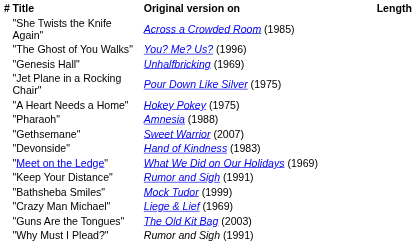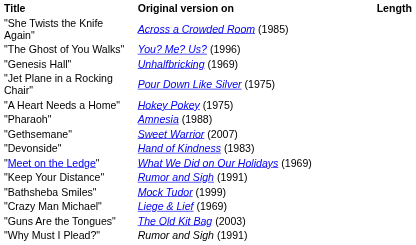- column: (7, 9)
